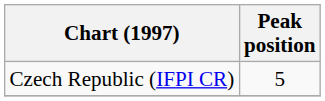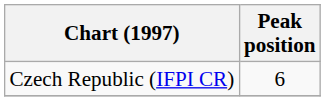(280, 78) 5 -> (280, 78) 6
